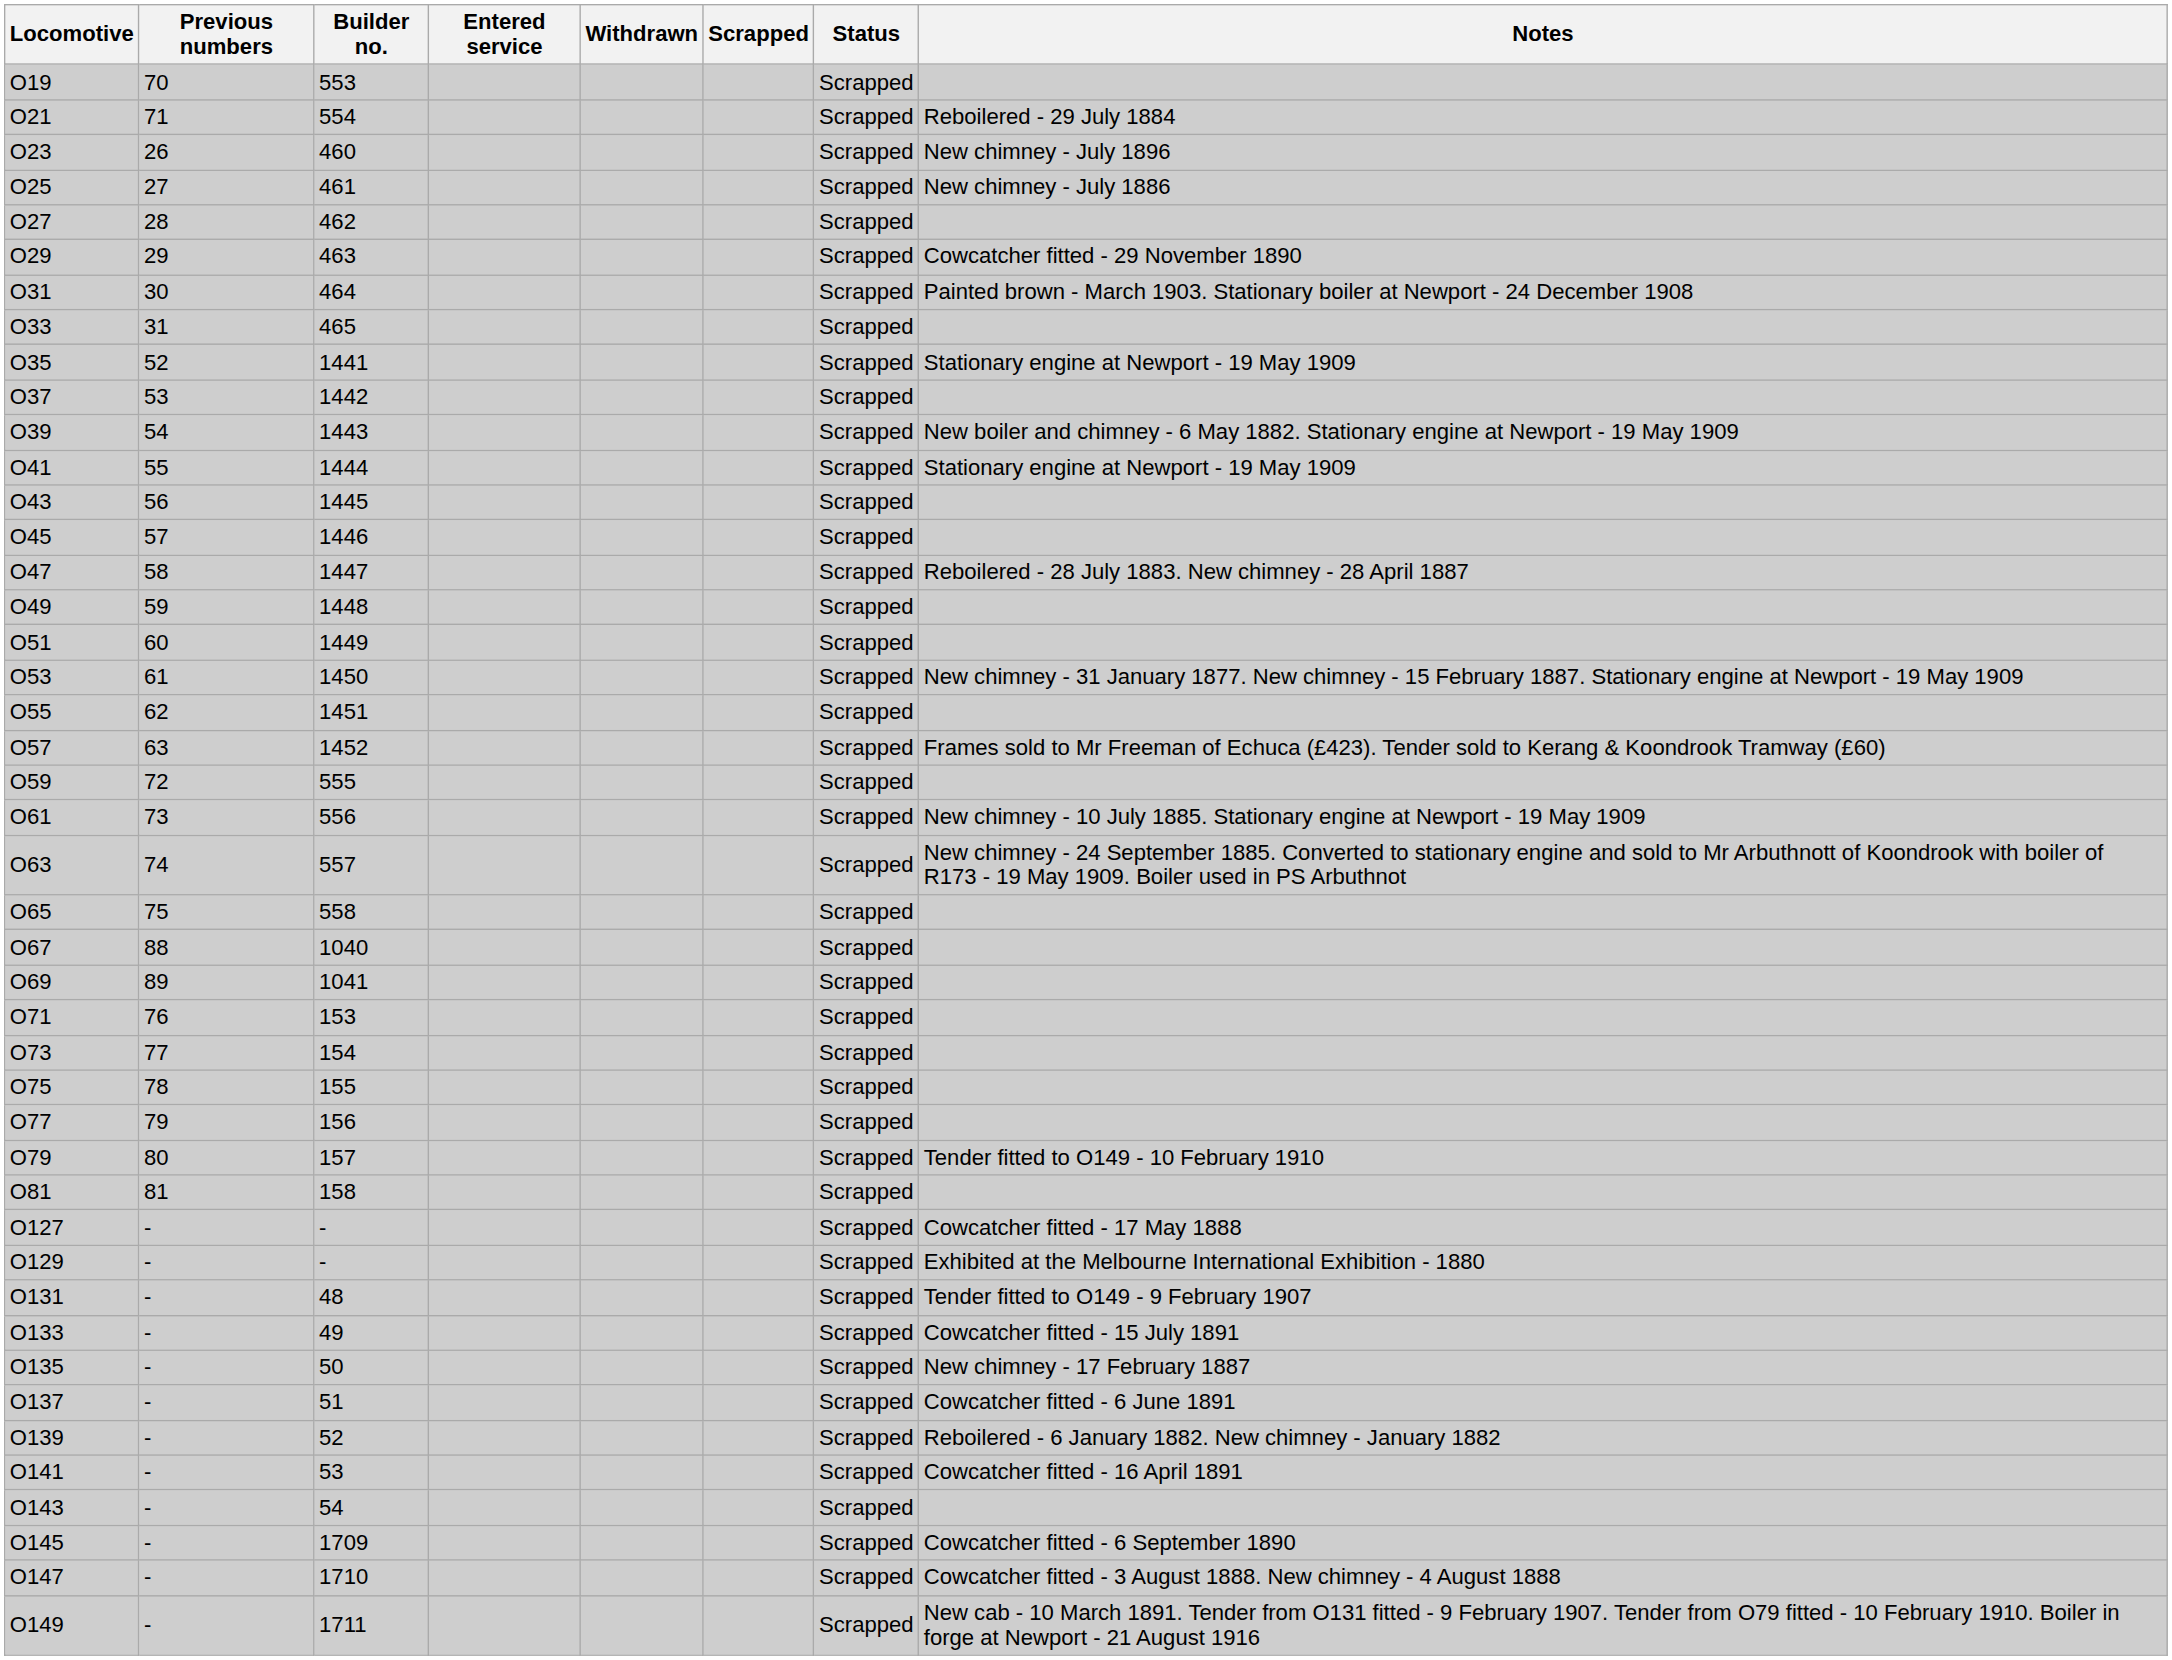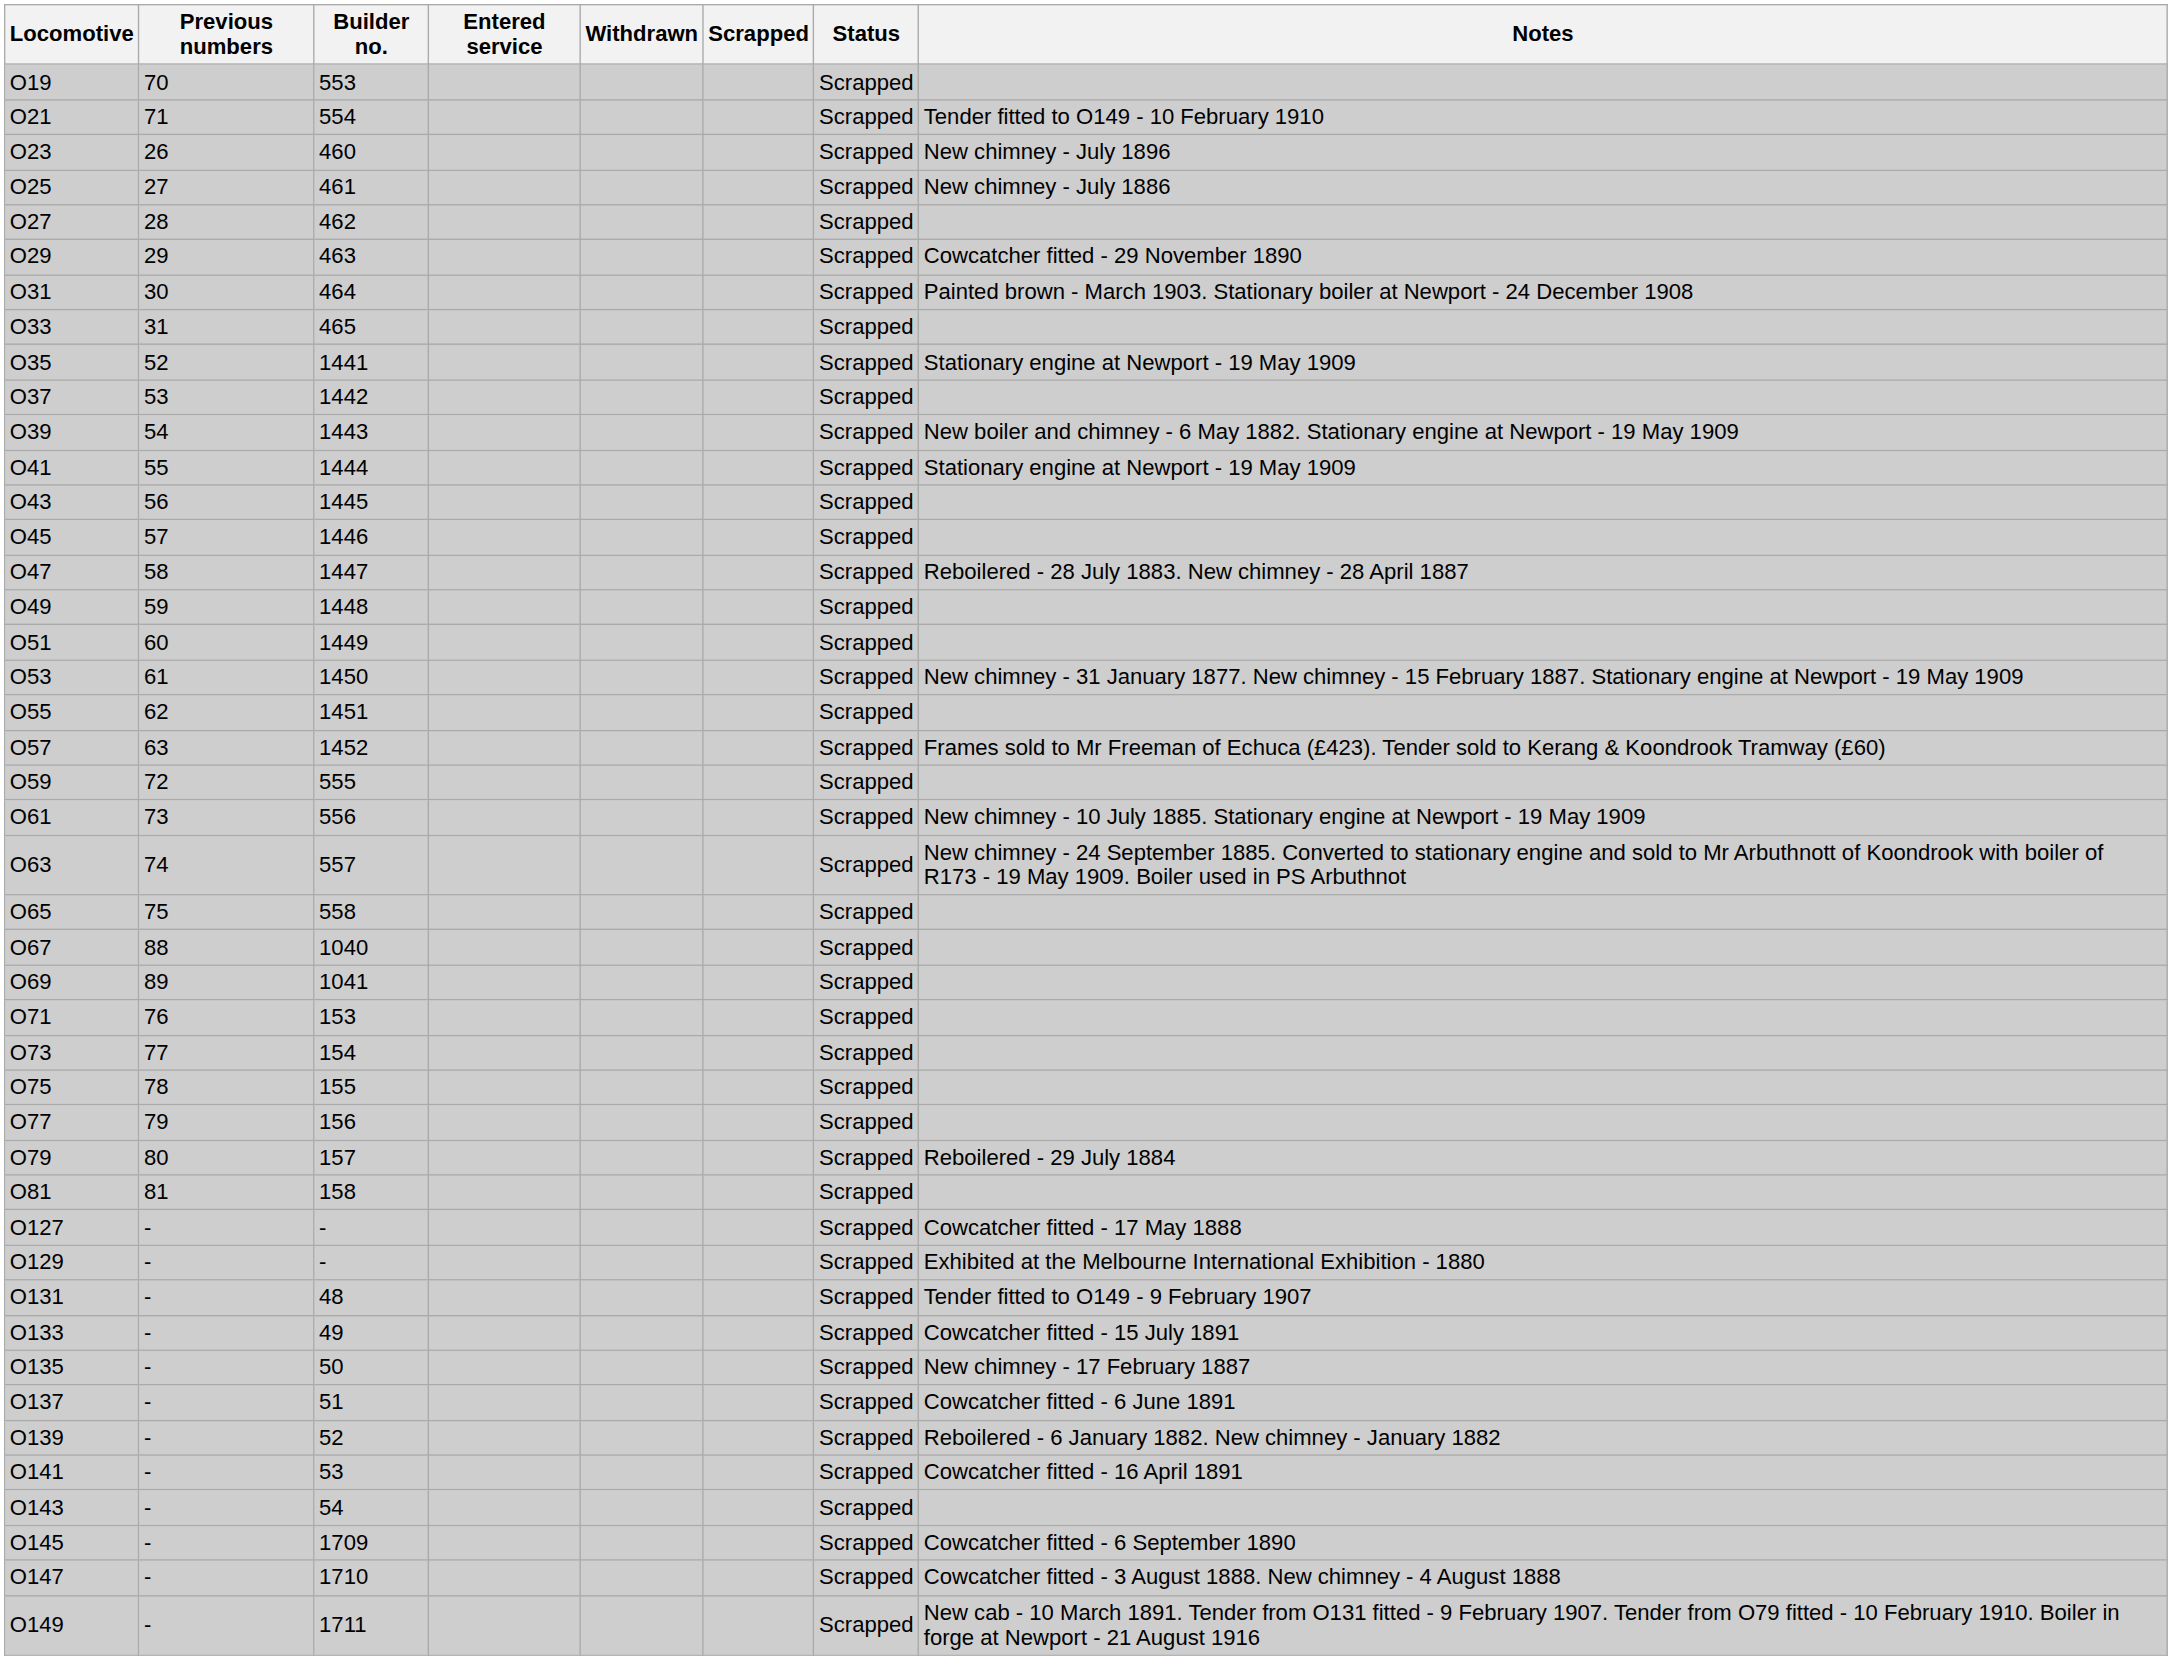(1050, 116) Reboilered - 29 July 1884 -> (1124, 116) Tender fitted to O149 - 10 February 1910
(1124, 1157) Tender fitted to O149 - 10 February 1910 -> (1050, 1157) Reboilered - 29 July 1884
